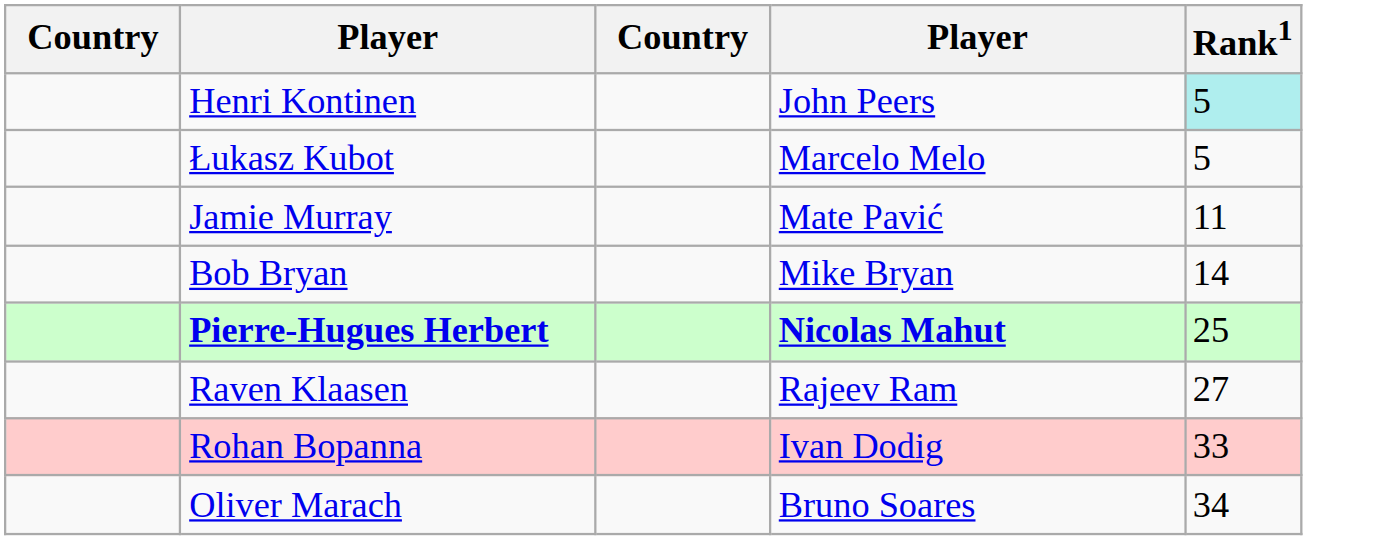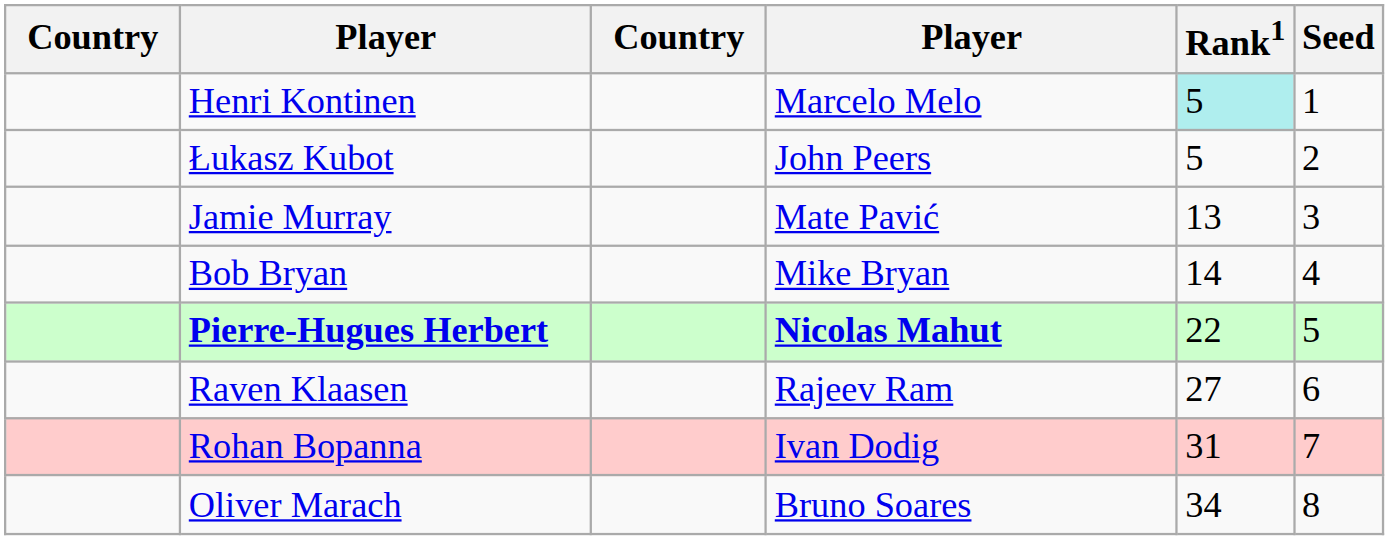+ column: (1338, 38)
(857, 100) John Peers -> (878, 100) Marcelo Melo
(882, 158) Marcelo Melo -> (853, 158) John Peers
(1210, 215) 11 -> (1203, 215) 13
(1211, 331) 25 -> (1203, 331) 22
(1211, 446) 33 -> (1203, 446) 31
